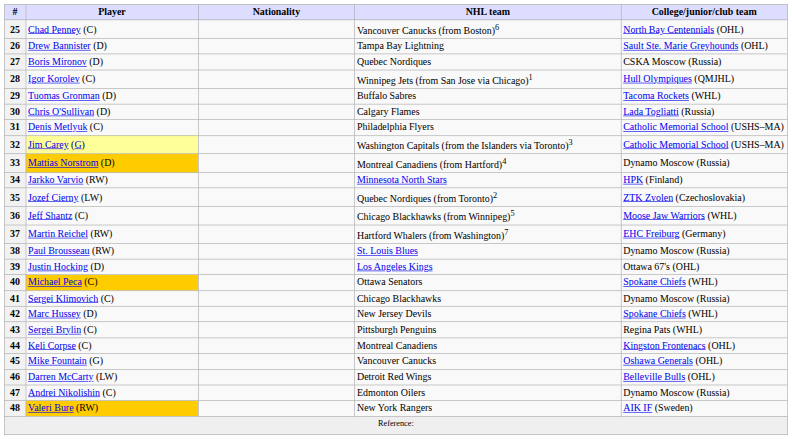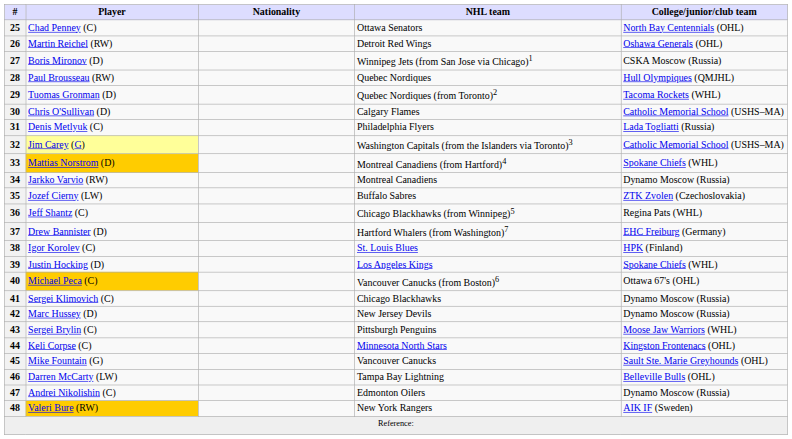(428, 29) Vancouver Canucks (from Boston)6 -> (390, 28) Ottawa Senators
(68, 46) Drew Bannister (D) -> (70, 43) Martin Reichel (RW)
(400, 46) Tampa Bay Lightning -> (394, 43) Detroit Red Wings
(696, 46) Sault Ste. Marie Greyhounds (OHL) -> (673, 43) Oshawa Generals (OHL)
(394, 62) Quebec Nordiques -> (445, 60) Winnipeg Jets (from San Jose via Chicago)1
(62, 79) Igor Korolev (C) -> (71, 77) Paul Brousseau (RW)
(445, 79) Winnipeg Jets (from San Jose via Chicago)1 -> (394, 77) Quebec Nordiques
(387, 96) Buffalo Sabres -> (427, 95) Quebec Nordiques (from Toronto)2
(669, 112) Lada Togliatti (Russia) -> (704, 112) Catholic Memorial School (USHS–MA)
(704, 127) Catholic Memorial School (USHS–MA) -> (669, 127) Lada Togliatti (Russia)
(676, 163) Dynamo Moscow (Russia) -> (670, 163) Spokane Chiefs (WHL)
(402, 180) Minnesota North Stars -> (397, 180) Montreal Canadiens
(653, 180) HPK (Finland) -> (676, 180) Dynamo Moscow (Russia)
(427, 197) Quebec Nordiques (from Toronto)2 -> (387, 196) Buffalo Sabres
(680, 215) Moose Jaw Warriors (WHL) -> (663, 213) Regina Pats (WHL)
(70, 234) Martin Reichel (RW) -> (68, 231) Drew Bannister (D)
(71, 251) Paul Brousseau (RW) -> (62, 248) Igor Korolev (C)
(676, 251) Dynamo Moscow (Russia) -> (653, 248) HPK (Finland)
(661, 267) Ottawa 67's (OHL) -> (670, 264) Spokane Chiefs (WHL)
(390, 282) Ottawa Senators -> (428, 281) Vancouver Canucks (from Boston)6
(670, 282) Spokane Chiefs (WHL) -> (661, 281) Ottawa 67's (OHL)
(670, 314) Spokane Chiefs (WHL) -> (676, 314) Dynamo Moscow (Russia)
(663, 330) Regina Pats (WHL) -> (680, 330) Moose Jaw Warriors (WHL)
(397, 345) Montreal Canadiens -> (402, 345) Minnesota North Stars
(673, 361) Oshawa Generals (OHL) -> (696, 361) Sault Ste. Marie Greyhounds (OHL)
(394, 377) Detroit Red Wings -> (400, 377) Tampa Bay Lightning
